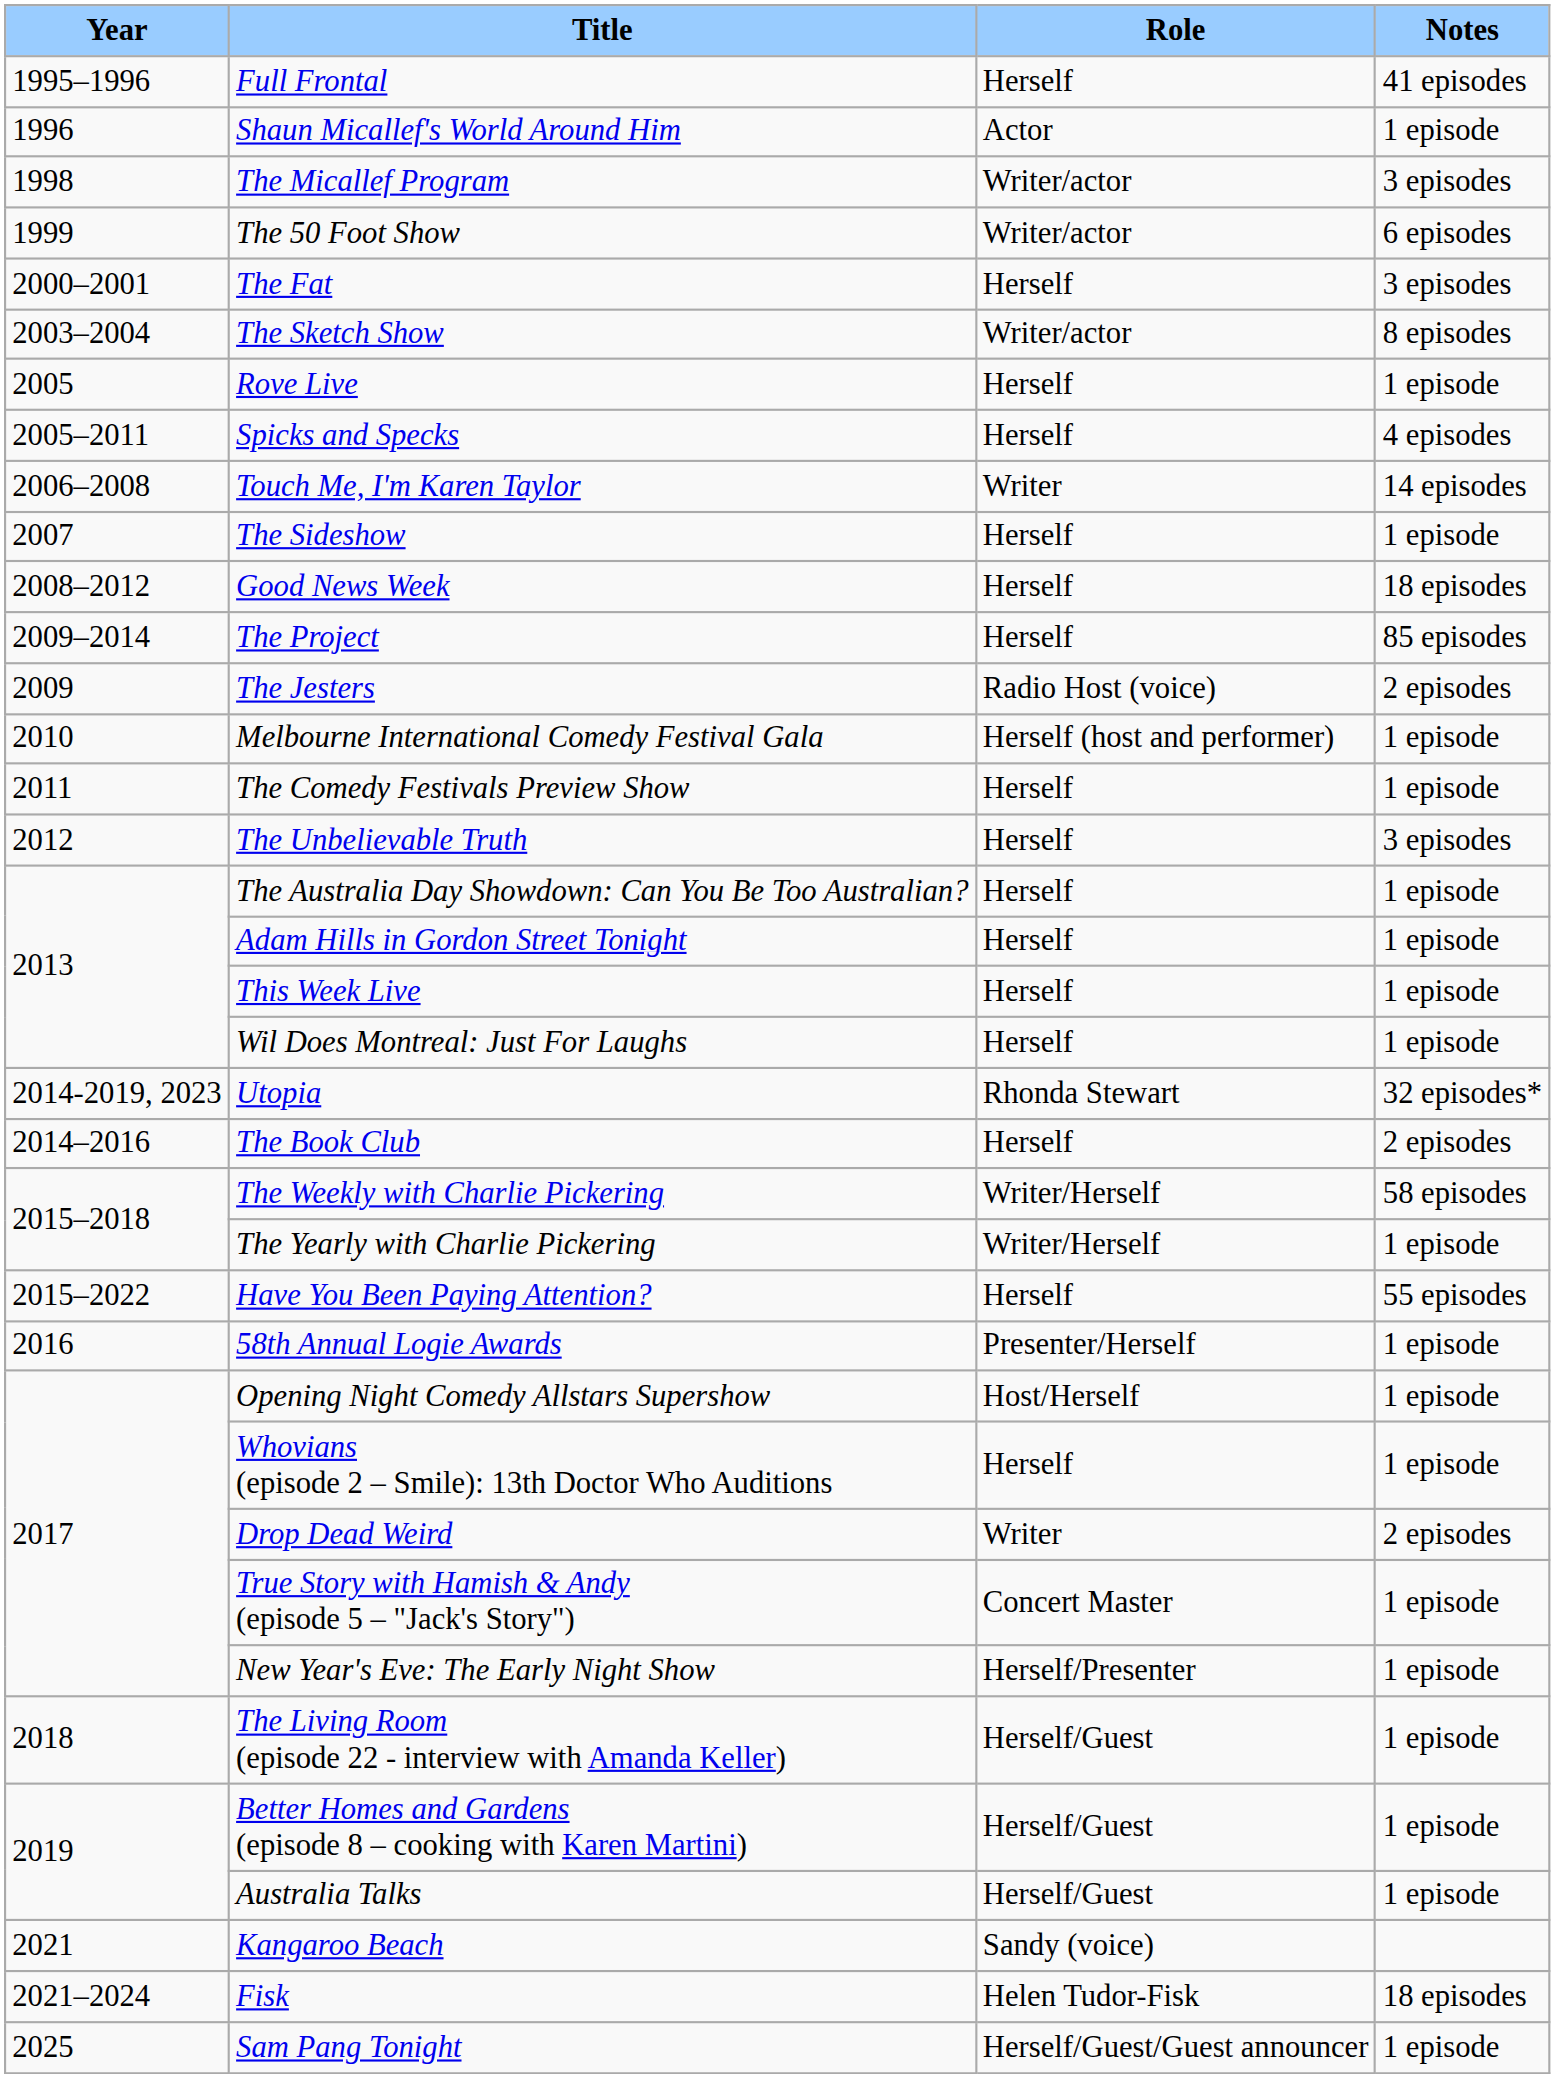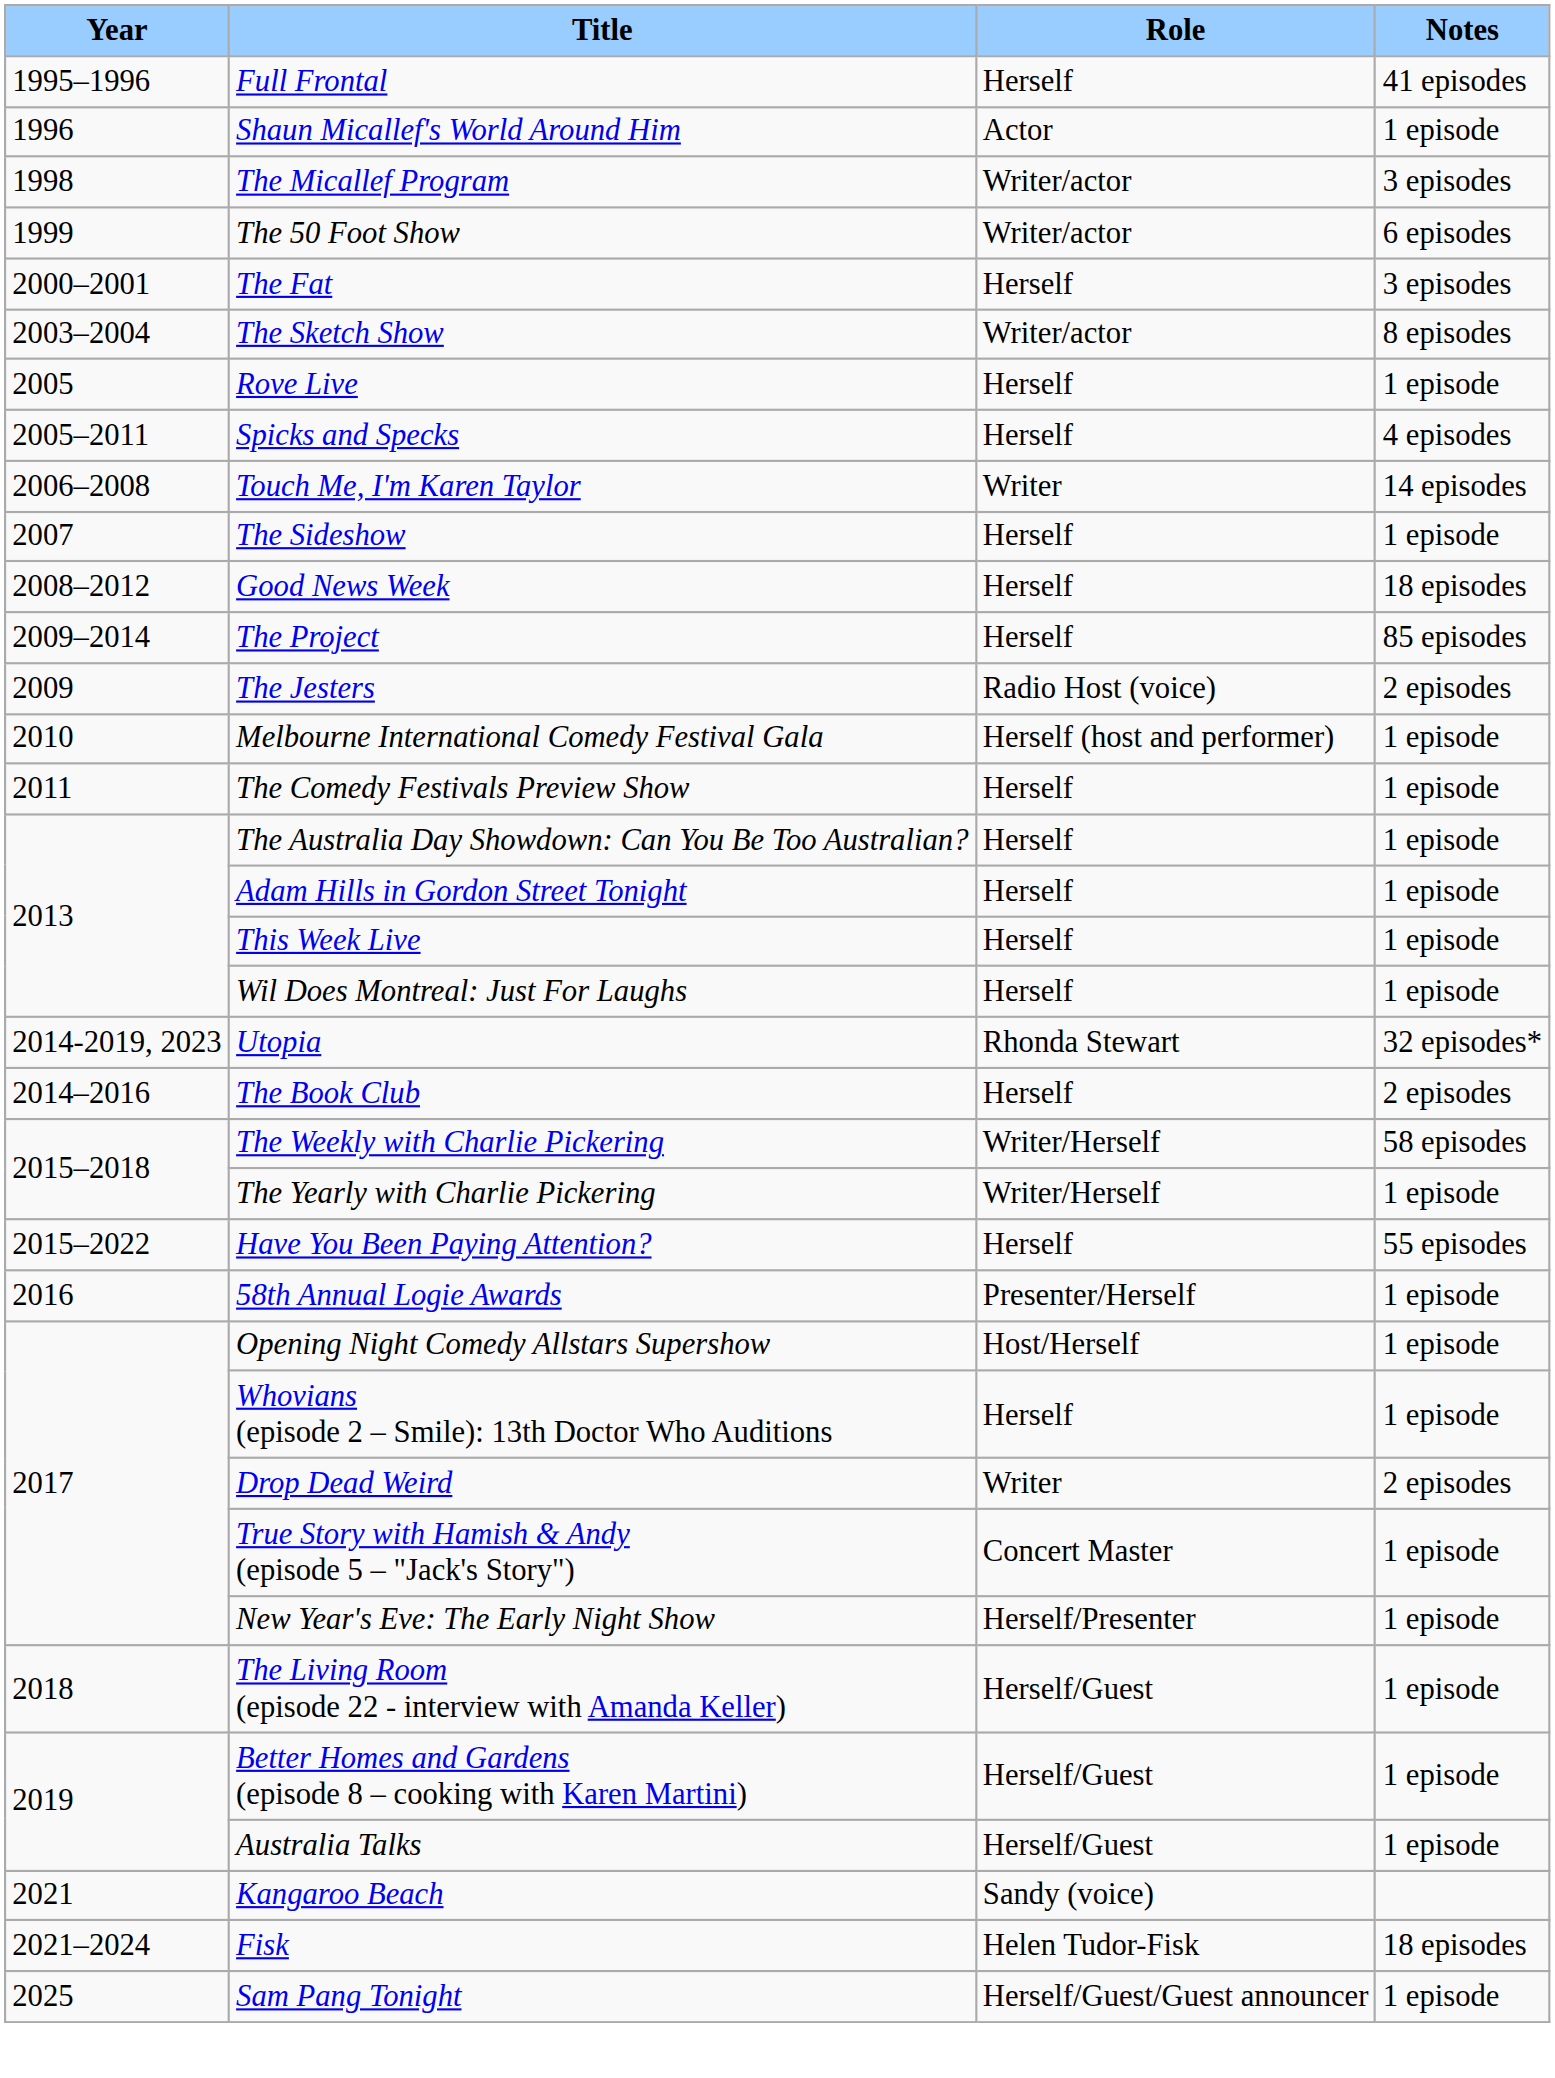- row: (382, 839)
